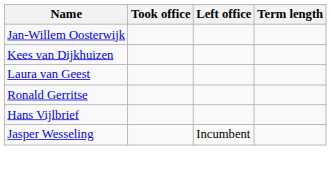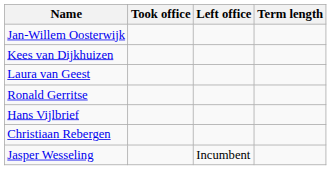+ row: (59, 134)
